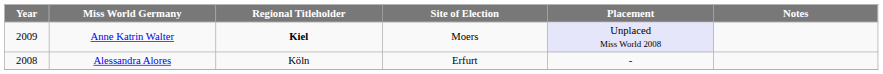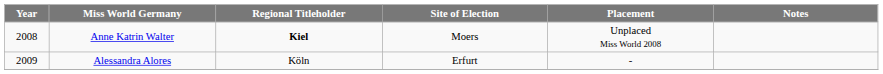(27, 37) 2009 -> (27, 37) 2008
(631, 37) lavender background -> (631, 37) no background
(27, 61) 2008 -> (27, 61) 2009
